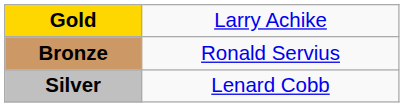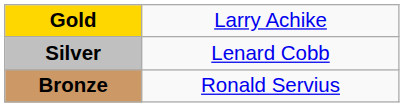rows swapped: (73, 85) <-> (73, 53)
